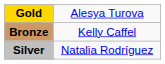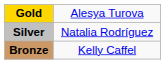rows swapped: (29, 50) <-> (29, 31)
